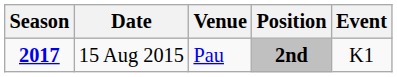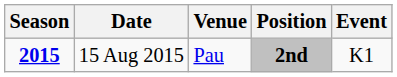(39, 55) 2017 -> (39, 55) 2015
